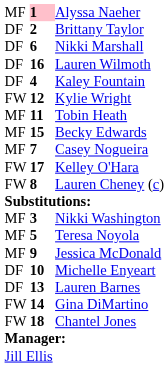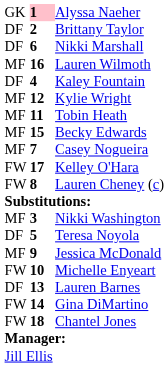(15, 12) MF -> (15, 12) GK
(14, 64) DF -> (15, 64) MF
(15, 98) FW -> (15, 98) MF
(15, 235) MF -> (14, 235) DF
(14, 270) DF -> (15, 270) FW
